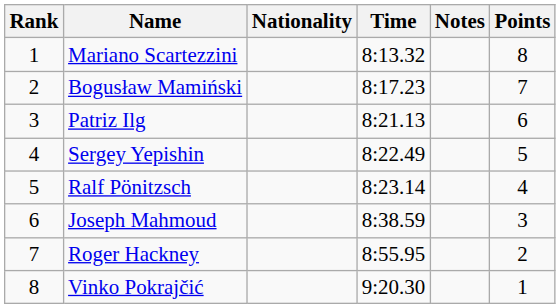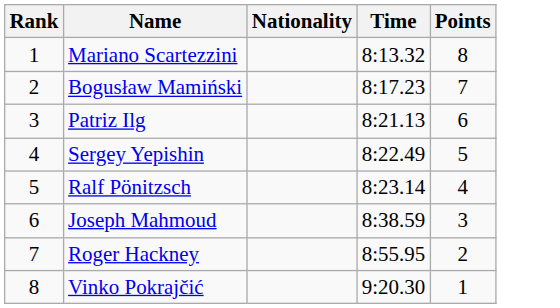- column: (460, 21)
